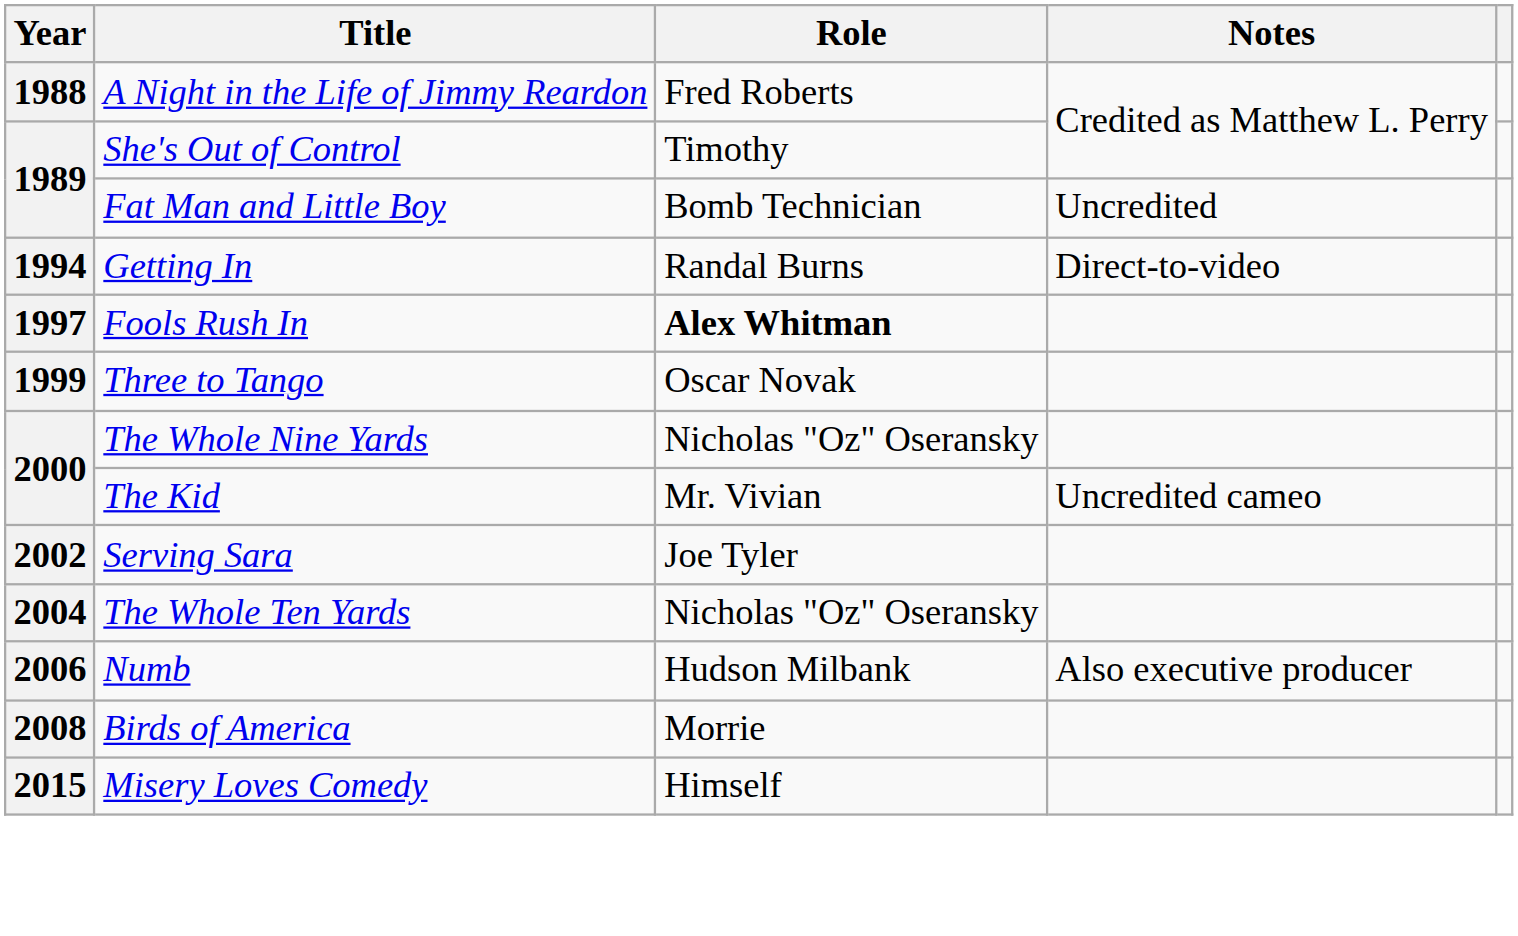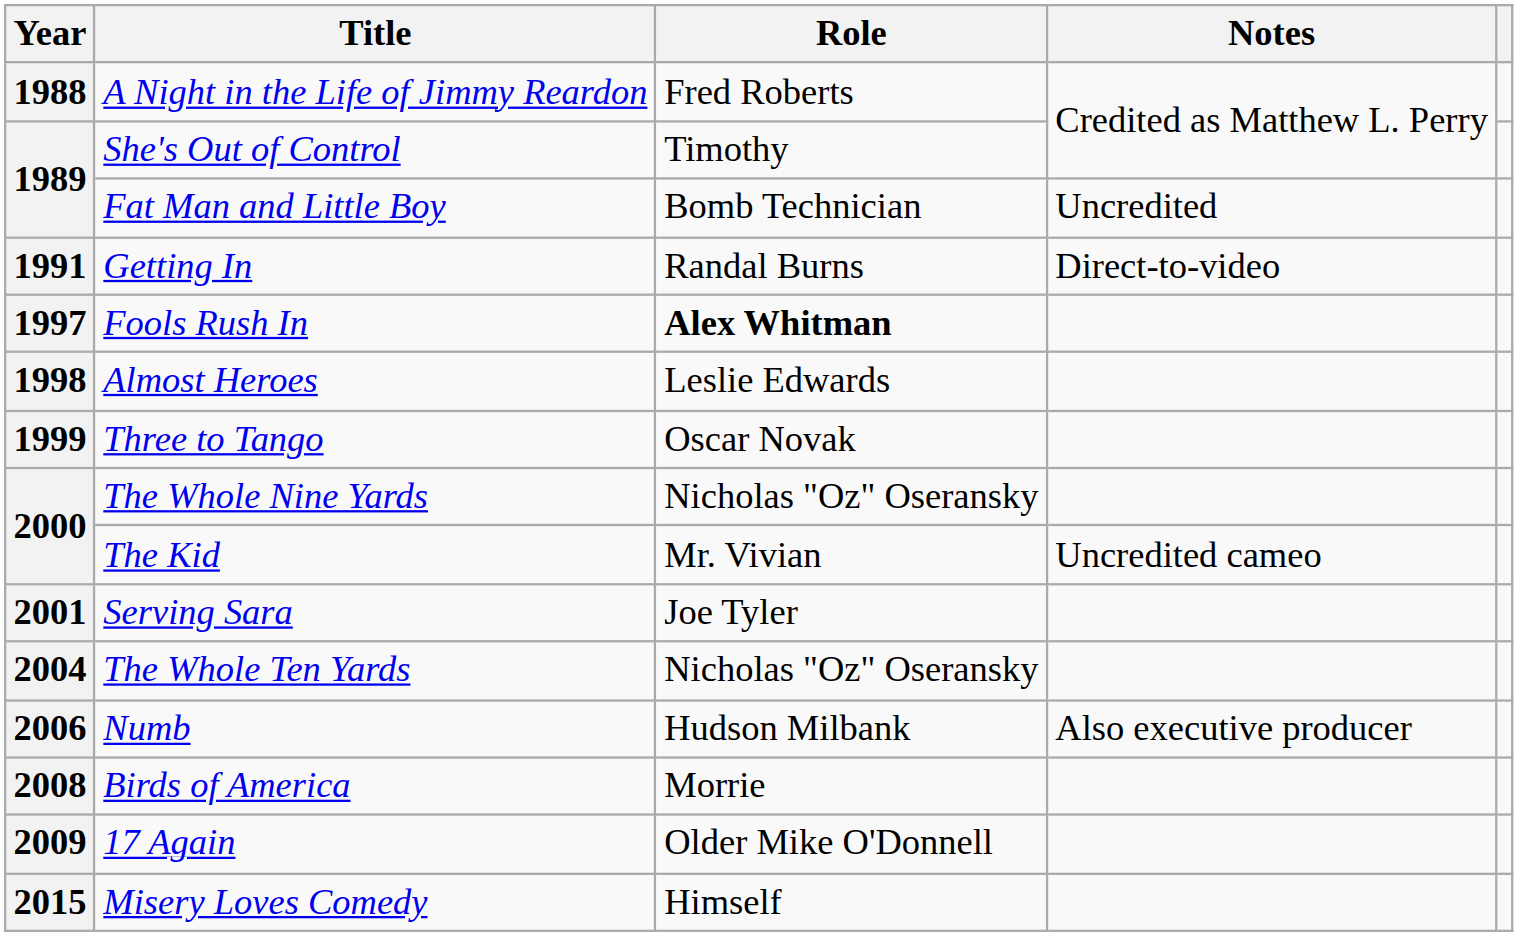(50, 264) 1994 -> (50, 264) 1991
+ row: (211, 380)
(50, 554) 2002 -> (50, 611) 2001
+ row: (169, 843)
